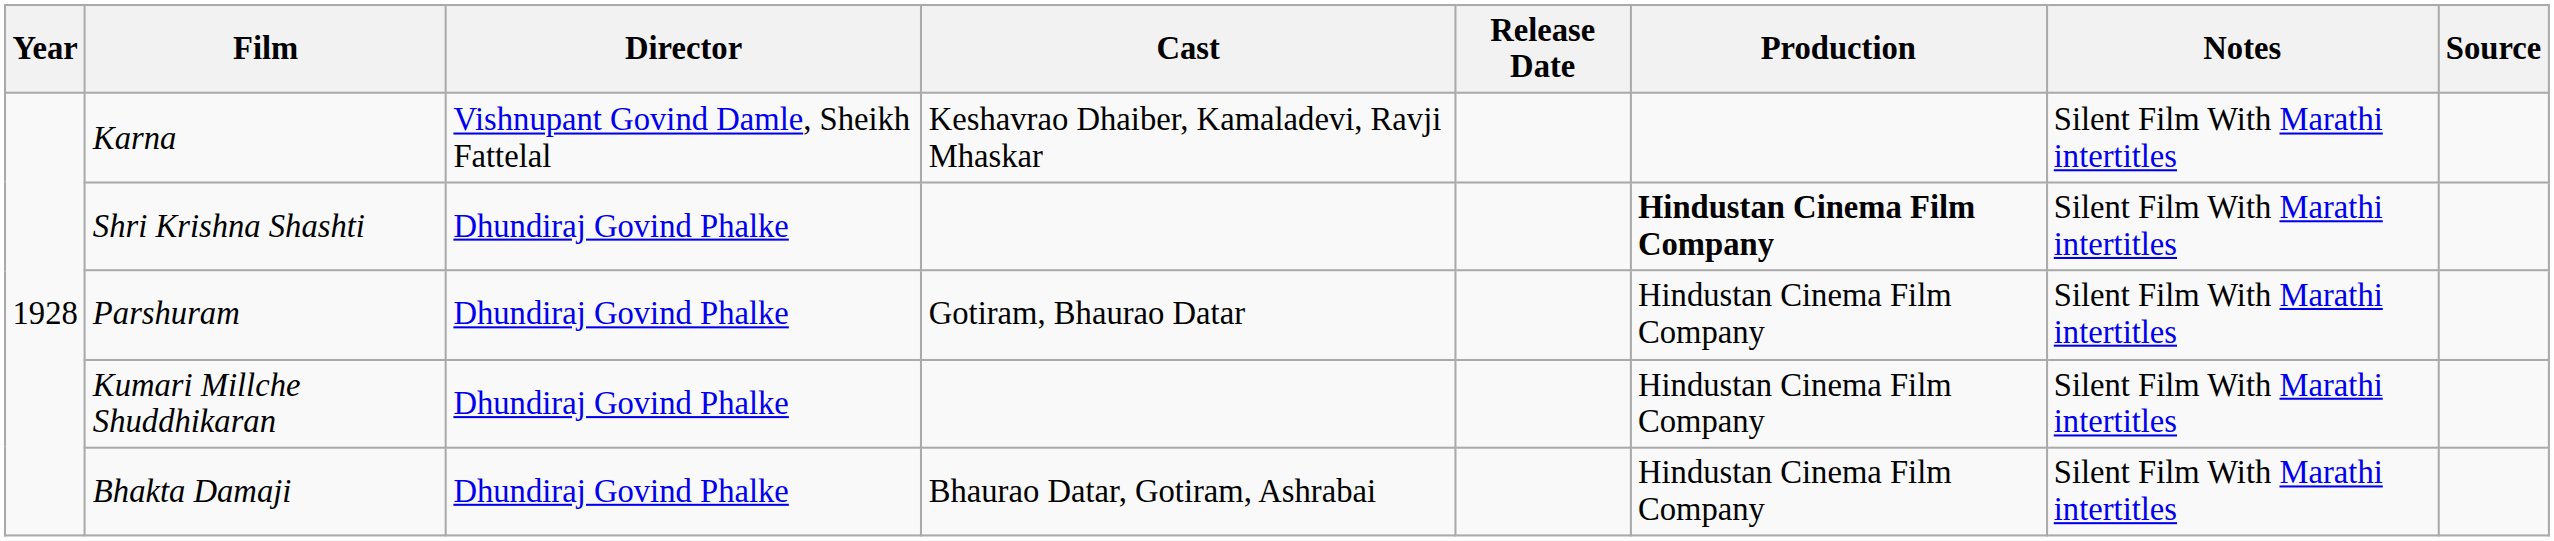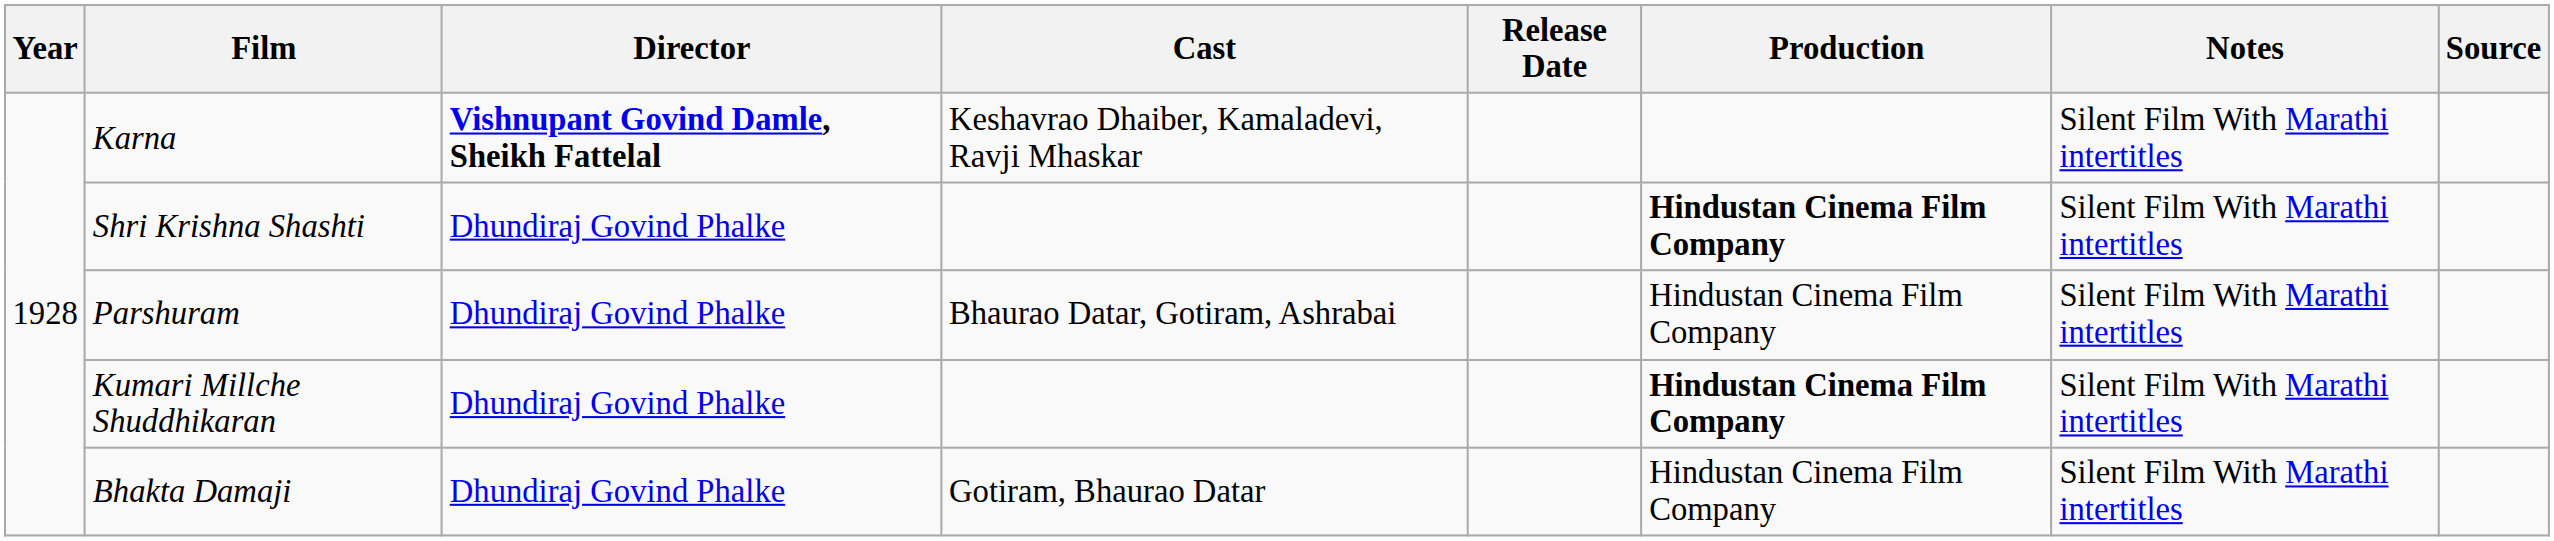(682, 137) normal -> (640, 137) bold
(1087, 314) Gotiram, Bhaurao Datar -> (1173, 314) Bhaurao Datar, Gotiram, Ashrabai
(1795, 402) normal -> (1818, 402) bold
(1152, 491) Bhaurao Datar, Gotiram, Ashrabai -> (1107, 491) Gotiram, Bhaurao Datar
